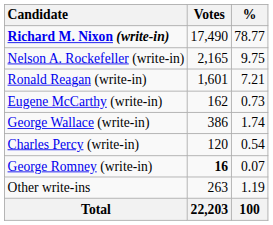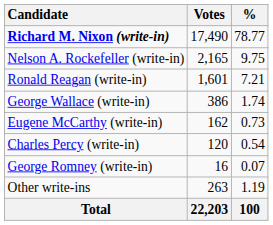rows swapped: (79, 123) <-> (85, 101)
(221, 166) bold -> (221, 166) normal
